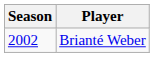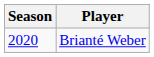(23, 40) 2002 -> (23, 40) 2020
